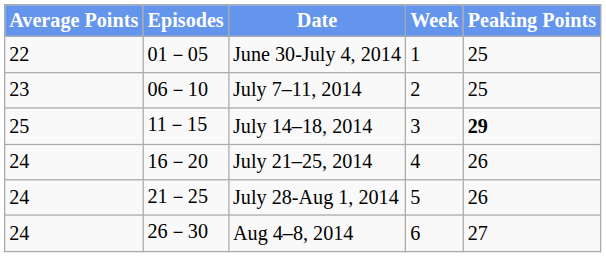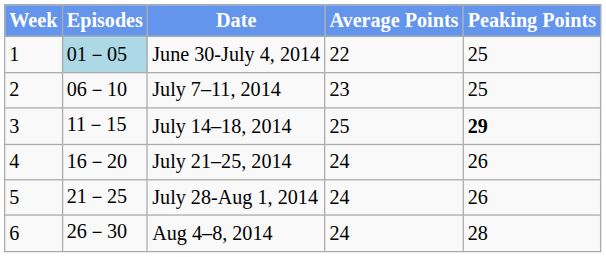columns swapped: (434, 20) <-> (74, 20)
(178, 53) no background -> (97, 53) lightblue background
(478, 233) 27 -> (478, 233) 28
